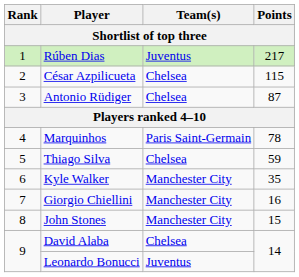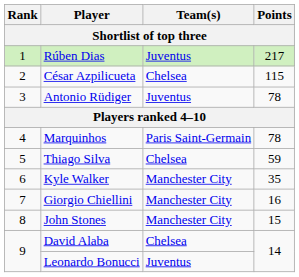(166, 96) Chelsea -> (168, 96) Juventus
(274, 96) 87 -> (274, 96) 78
